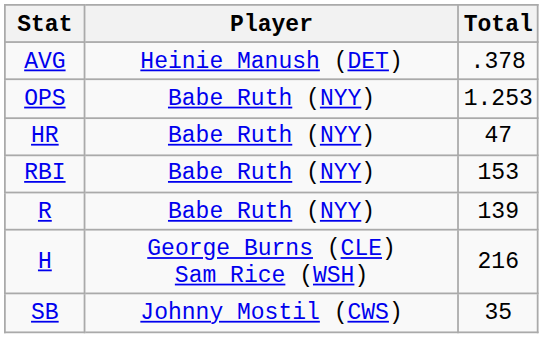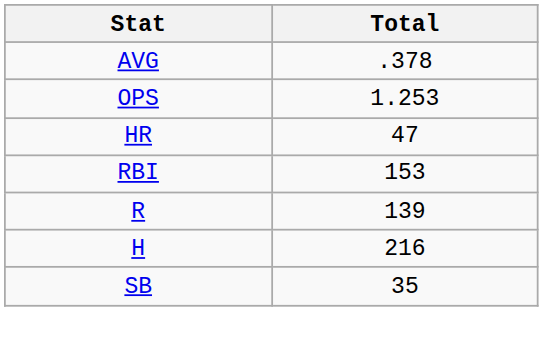- column: (272, 24)
